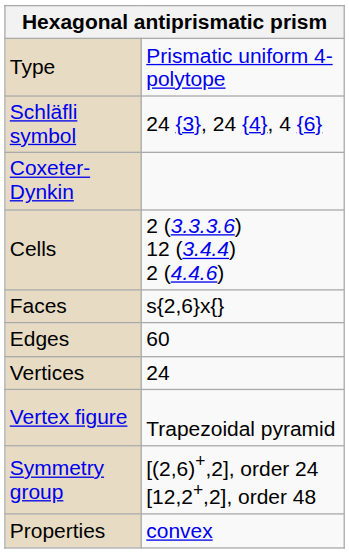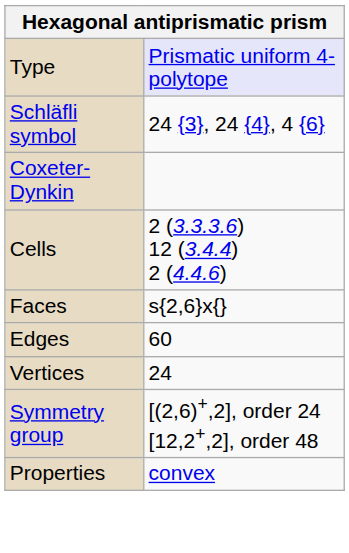(239, 67) no background -> (242, 67) lavender background
- row: (69, 417)
